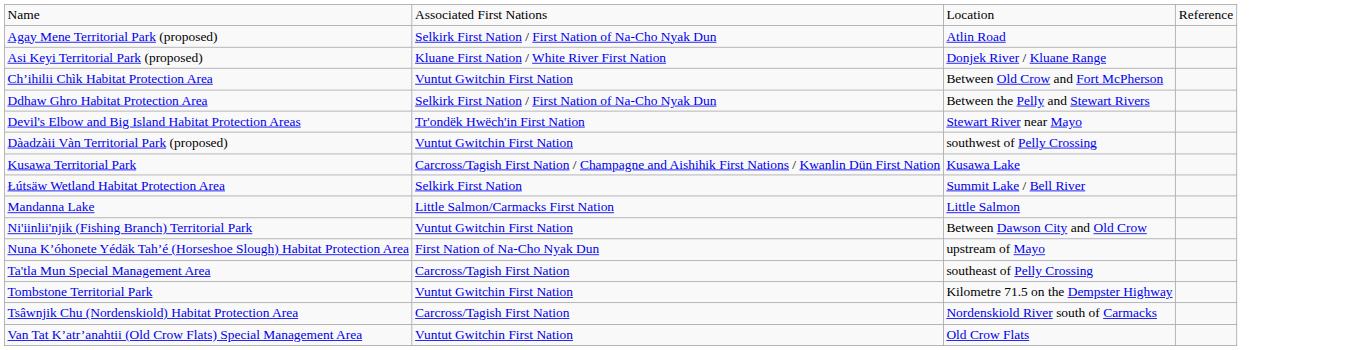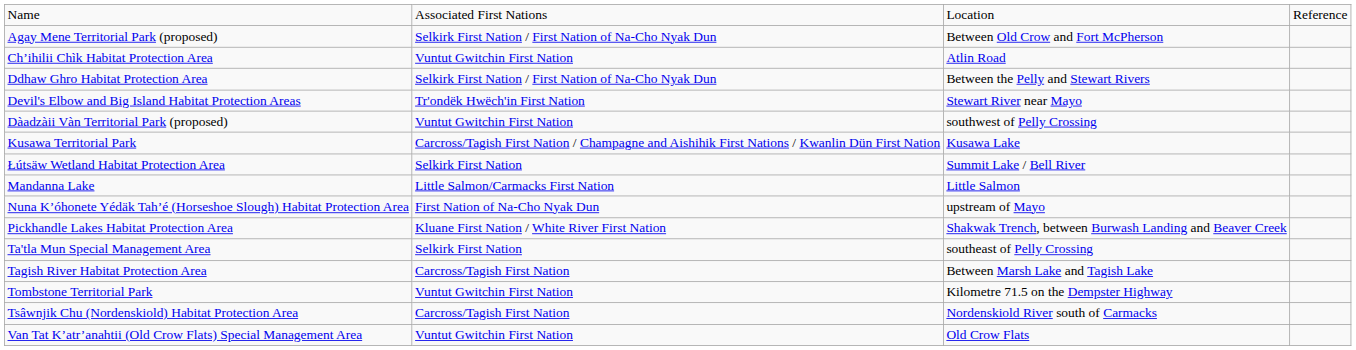(976, 36) Atlin Road -> (1055, 36) Between Old Crow and Fort McPherson
- row: (105, 57)
(1055, 79) Between Old Crow and Fort McPherson -> (976, 57) Atlin Road
- row: (130, 228)
+ row: (120, 228)
(492, 270) Carcross/Tagish First Nation -> (469, 249) Selkirk First Nation
+ row: (107, 270)
